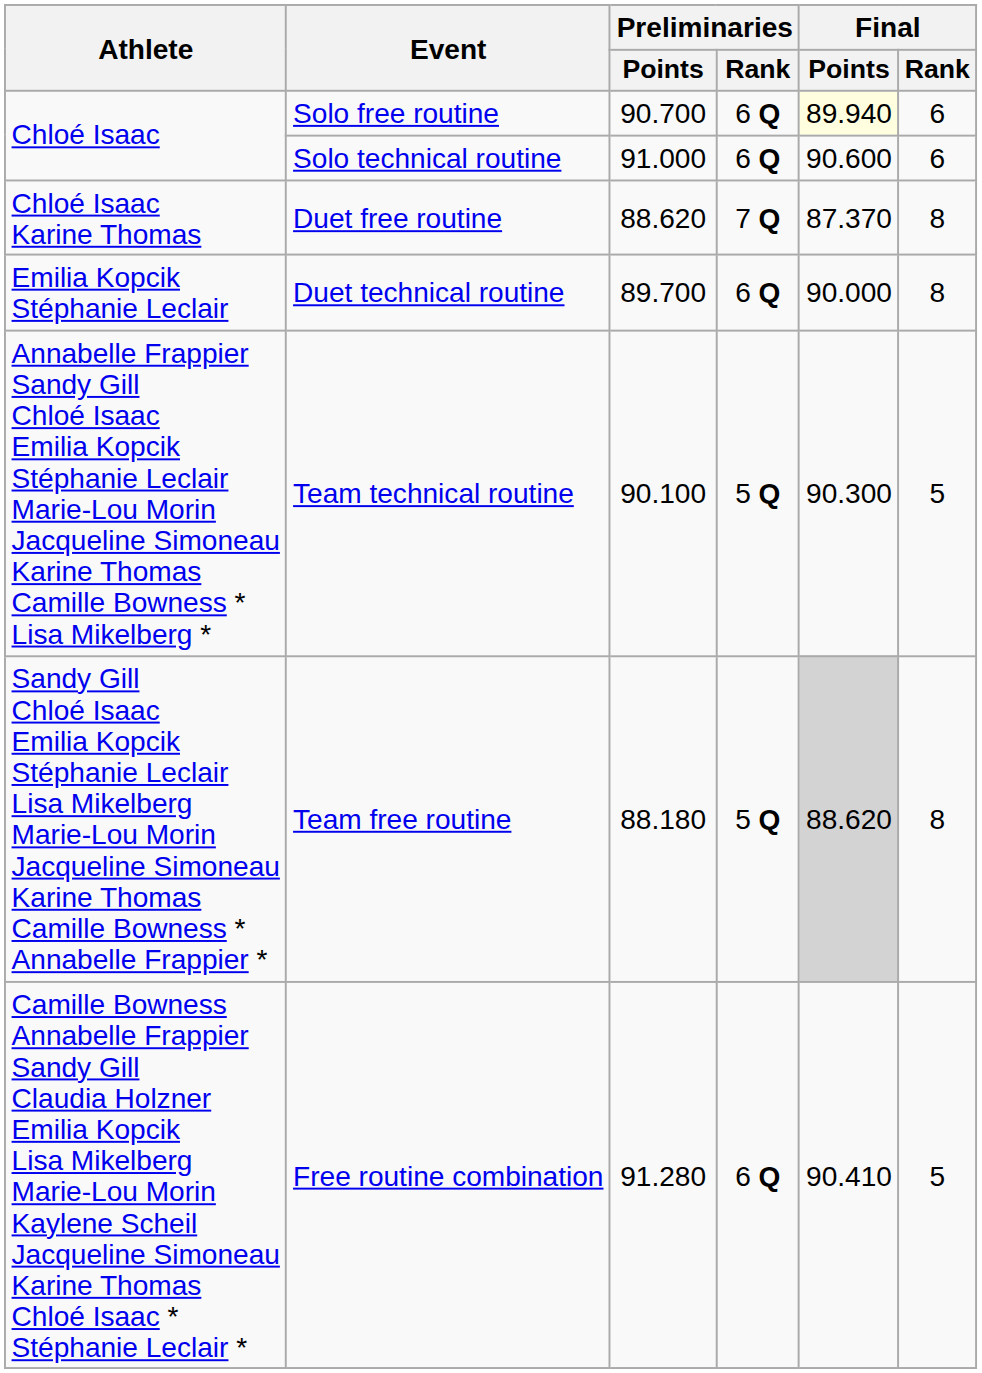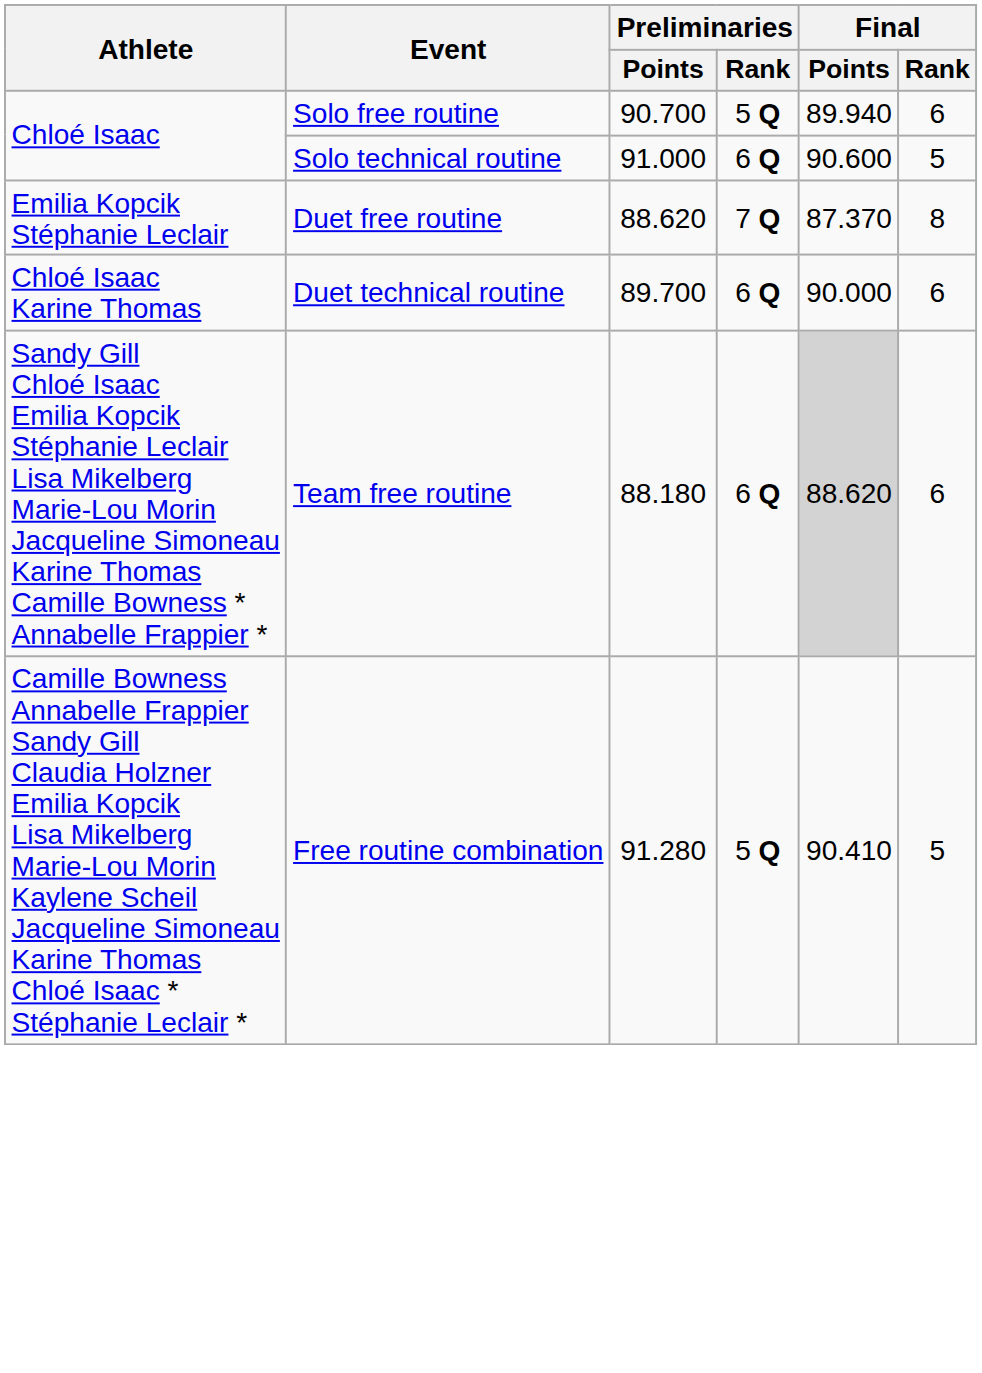(758, 114) 6 Q -> (758, 114) 5 Q
(849, 114) lightyellow background -> (849, 114) no background
(937, 158) 6 -> (937, 158) 5
(106, 218) Chloé Isaac Karine Thomas -> (120, 218) Emilia Kopcik Stéphanie Leclair
(120, 294) Emilia Kopcik Stéphanie Leclair -> (106, 294) Chloé Isaac Karine Thomas
(937, 294) 8 -> (937, 294) 6
- row: (433, 494)
(758, 819) 5 Q -> (758, 494) 6 Q
(937, 819) 8 -> (937, 494) 6
(758, 1176) 6 Q -> (758, 850) 5 Q
